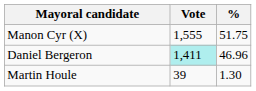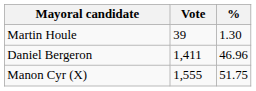rows swapped: (47, 34) <-> (42, 75)
(187, 55) paleturquoise background -> (187, 55) no background
